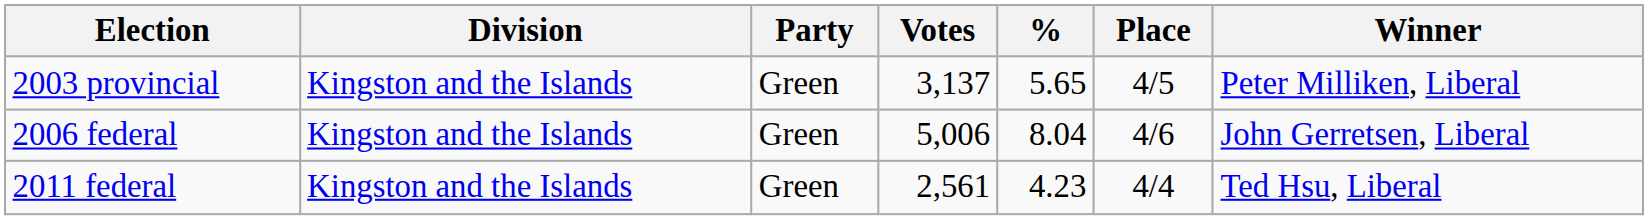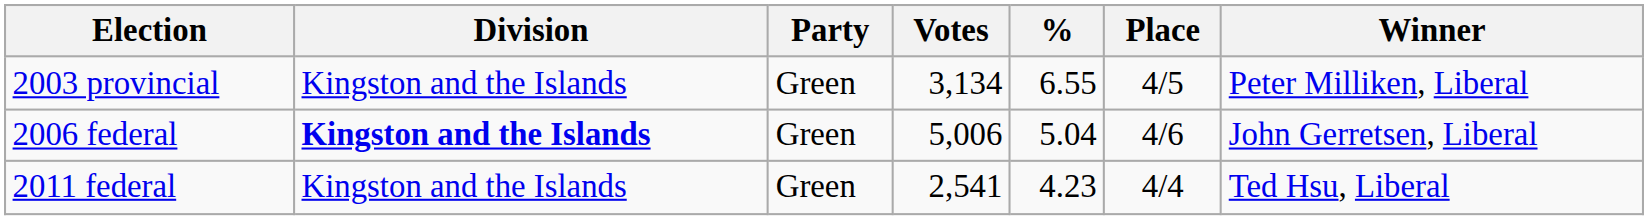(953, 82) 3,137 -> (965, 82) 3,134
(1058, 82) 5.65 -> (1068, 82) 6.55
(470, 134) normal -> (476, 134) bold
(1058, 134) 8.04 -> (1068, 134) 5.04
(953, 186) 2,561 -> (965, 186) 2,541
